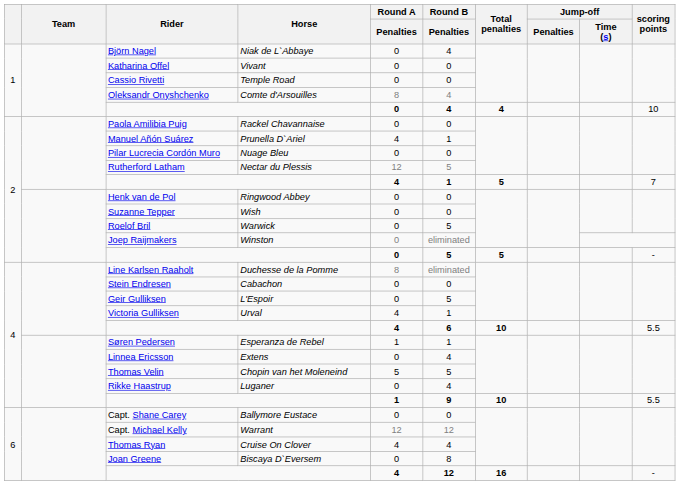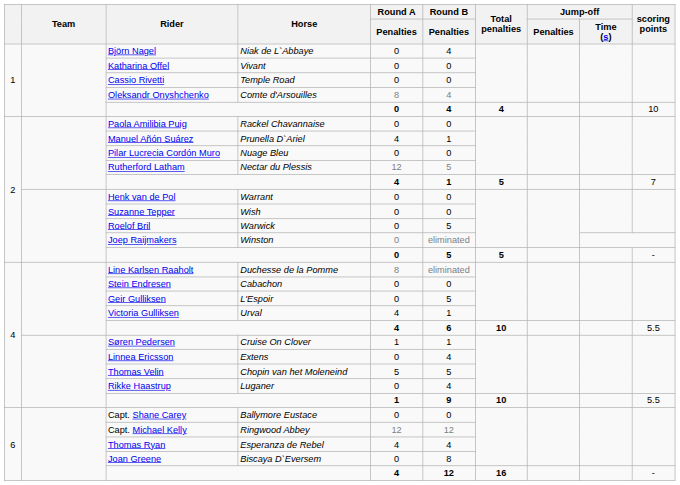(275, 197) Ringwood Abbey -> (257, 197) Warrant
(282, 343) Esperanza de Rebel -> (276, 343) Cruise On Clover
(257, 430) Warrant -> (275, 430) Ringwood Abbey
(276, 444) Cruise On Clover -> (282, 444) Esperanza de Rebel
